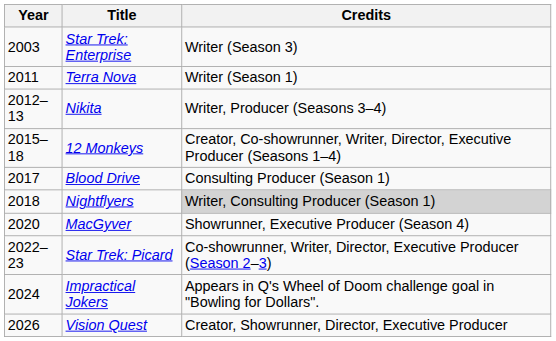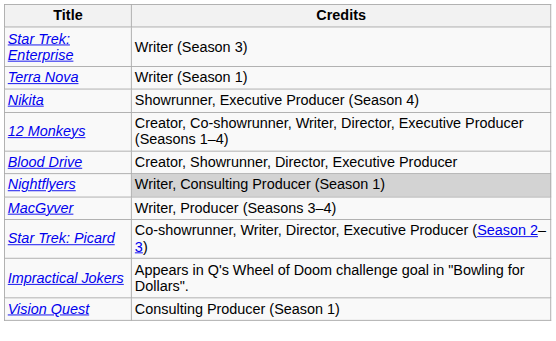- column: (33, 15)
(286, 108) Writer, Producer (Seasons 3–4) -> (277, 100) Showrunner, Executive Producer (Season 4)
(287, 178) Consulting Producer (Season 1) -> (296, 162) Creator, Showrunner, Director, Executive Producer
(327, 224) Showrunner, Executive Producer (Season 4) -> (236, 208) Writer, Producer (Seasons 3–4)
(346, 325) Creator, Showrunner, Director, Executive Producer -> (237, 309) Consulting Producer (Season 1)
